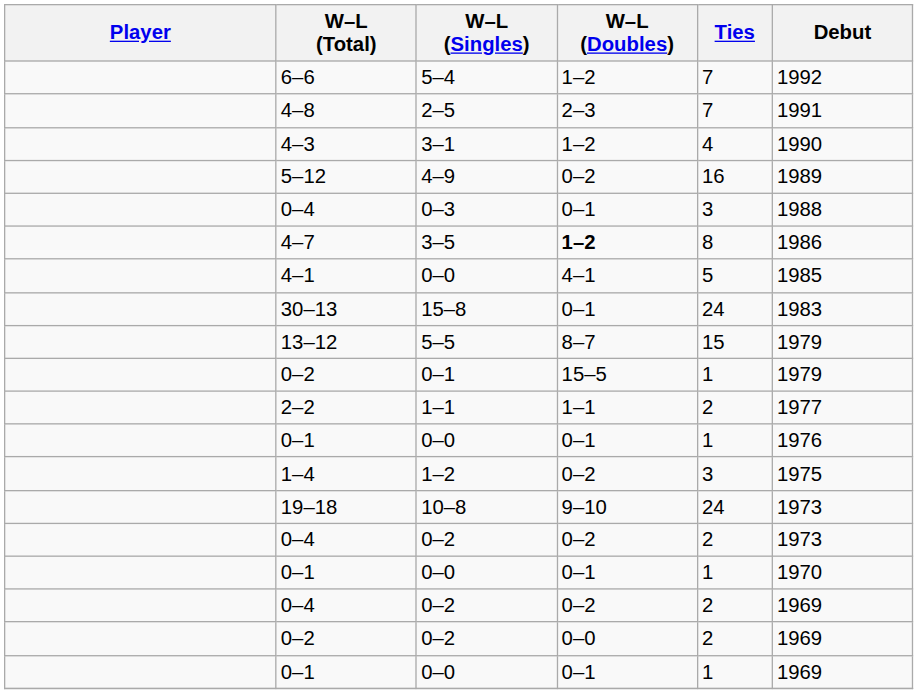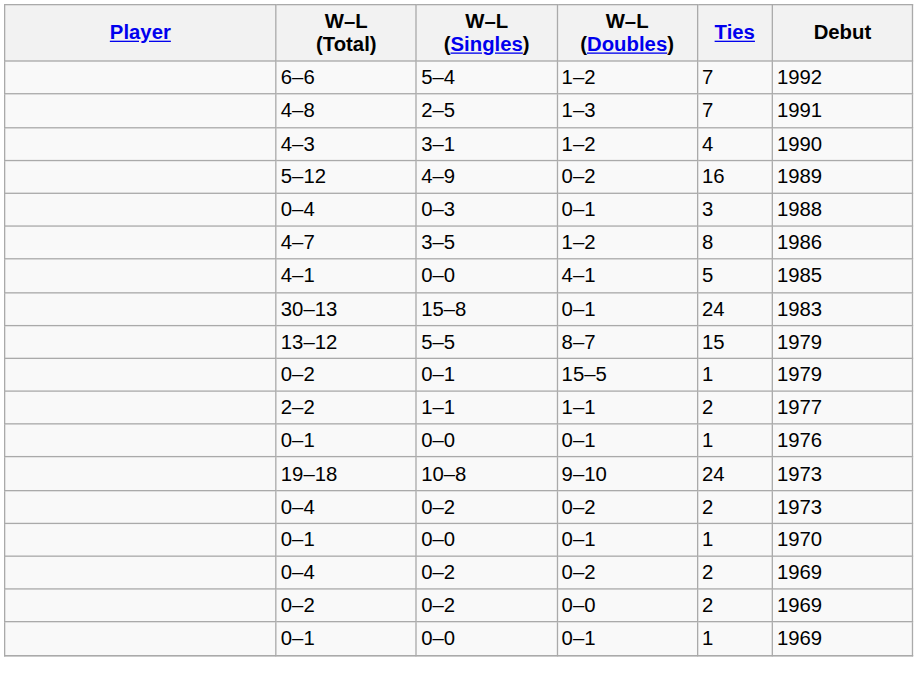(579, 110) 2–3 -> (579, 110) 1–3
(579, 242) bold -> (579, 242) normal
- row: (298, 473)
